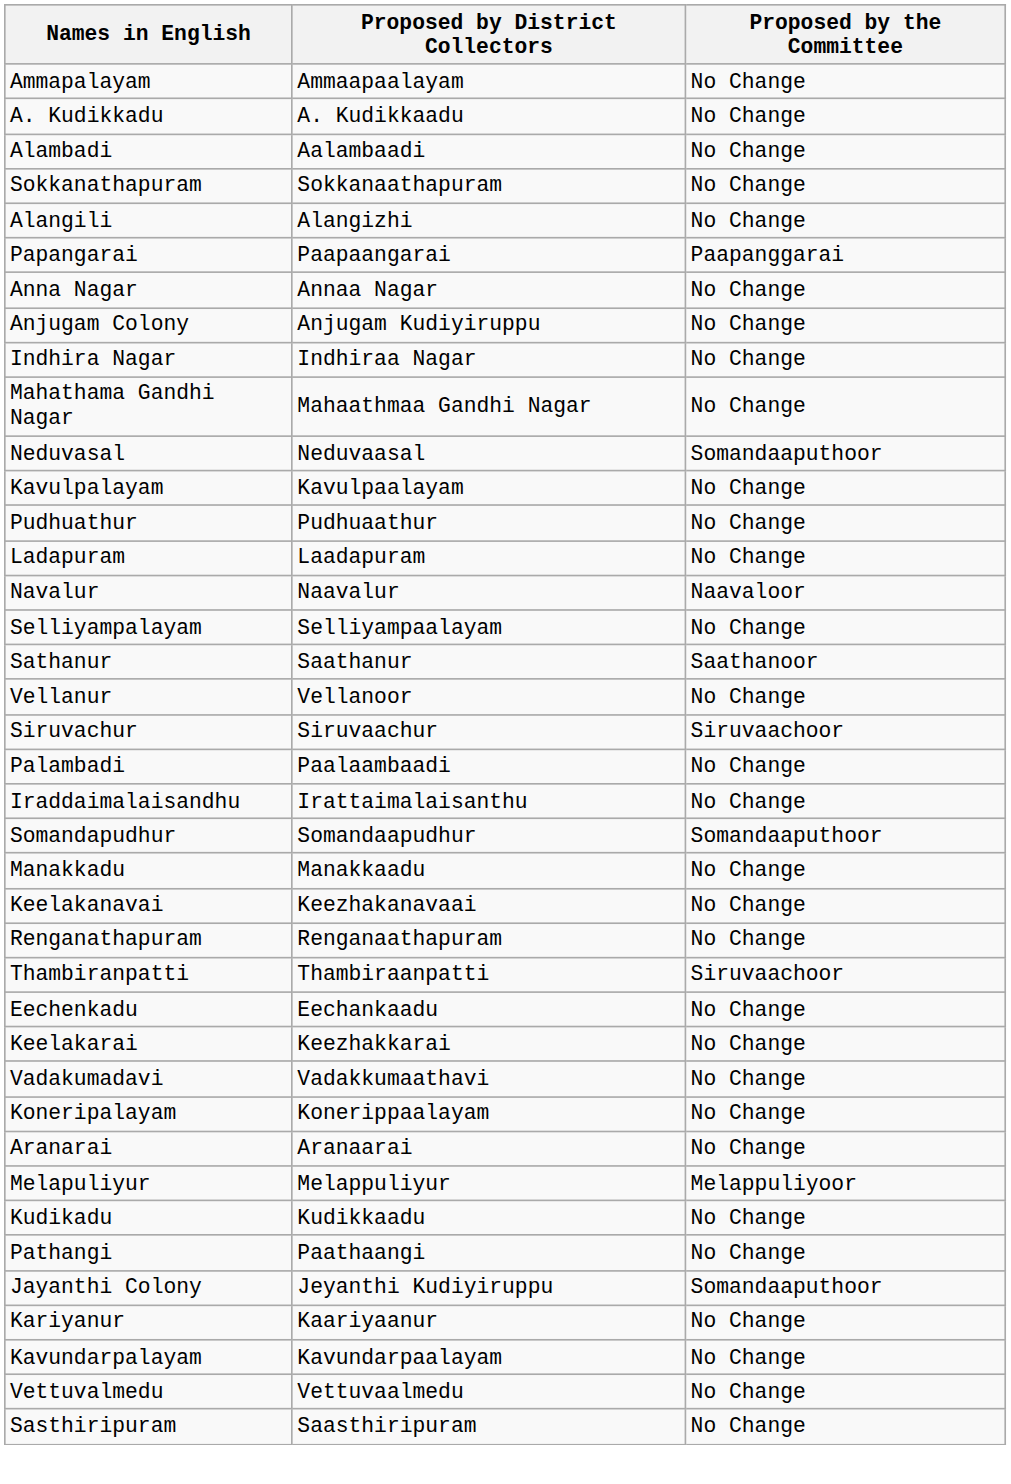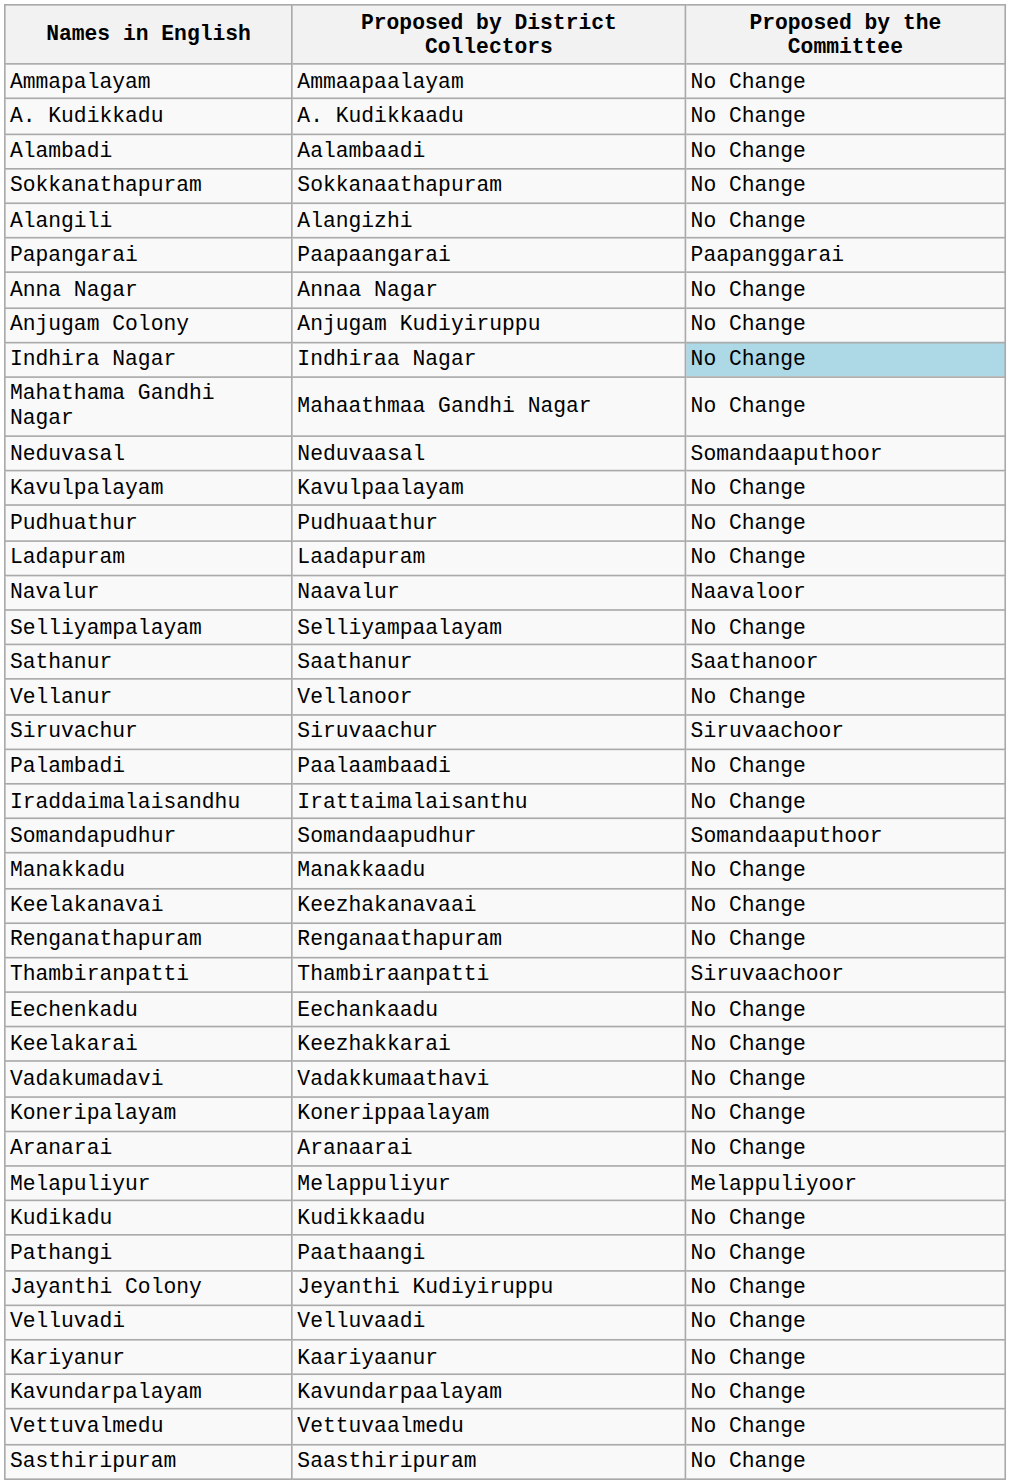(748, 360) no background -> (748, 360) lightblue background
(787, 1288) Somandaaputhoor -> (748, 1288) No Change
+ row: (67, 1322)
